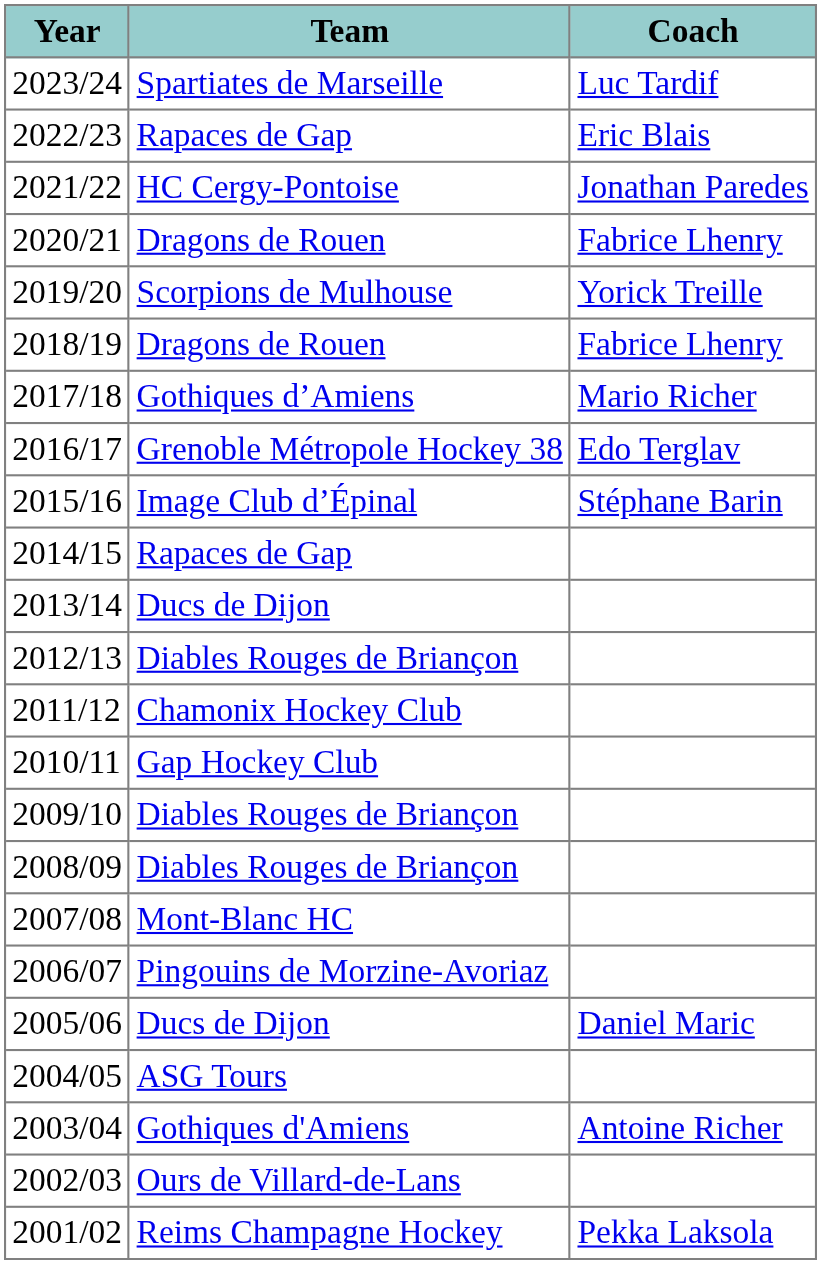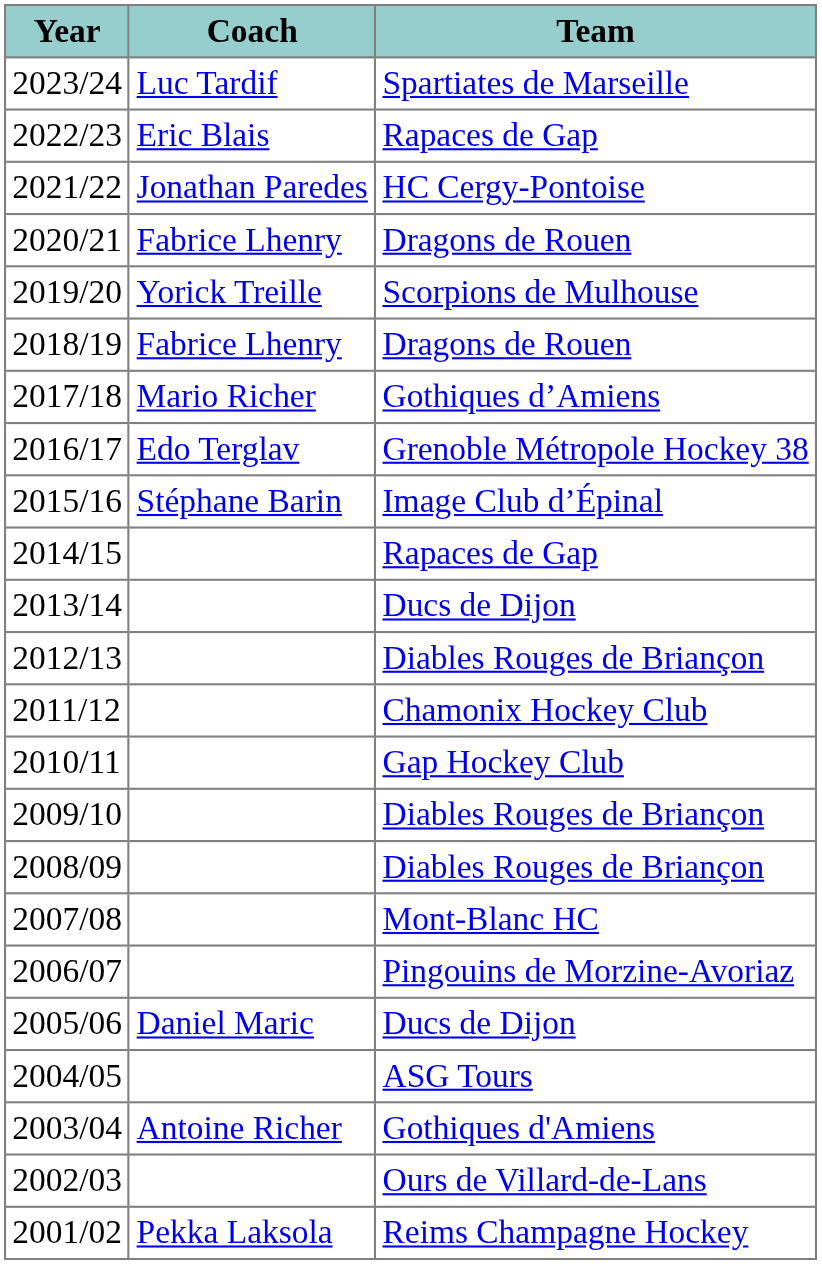columns swapped: (693, 30) <-> (350, 30)
